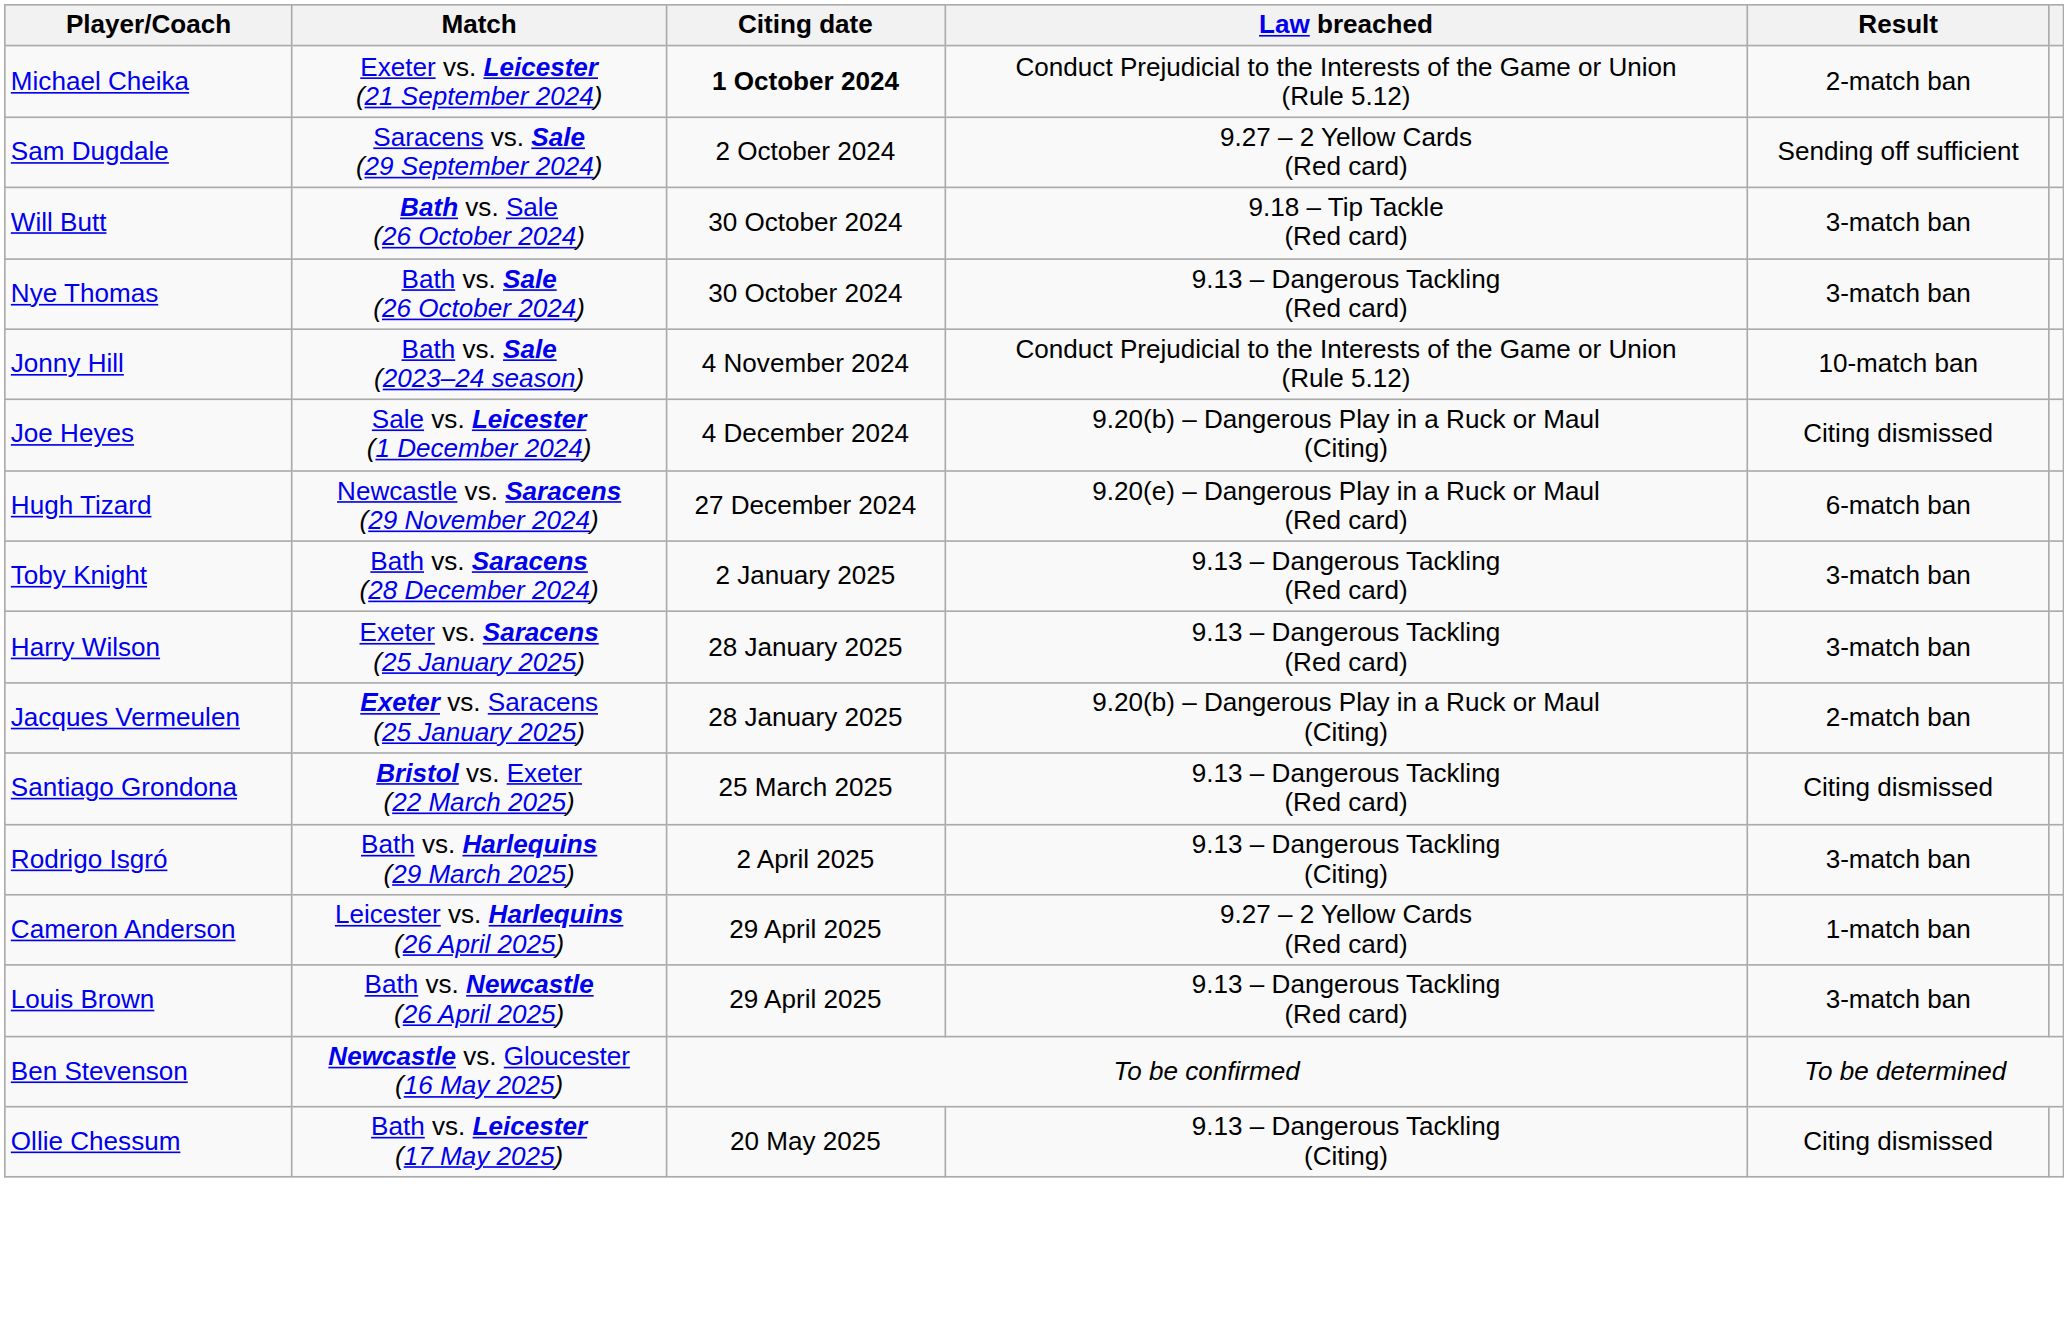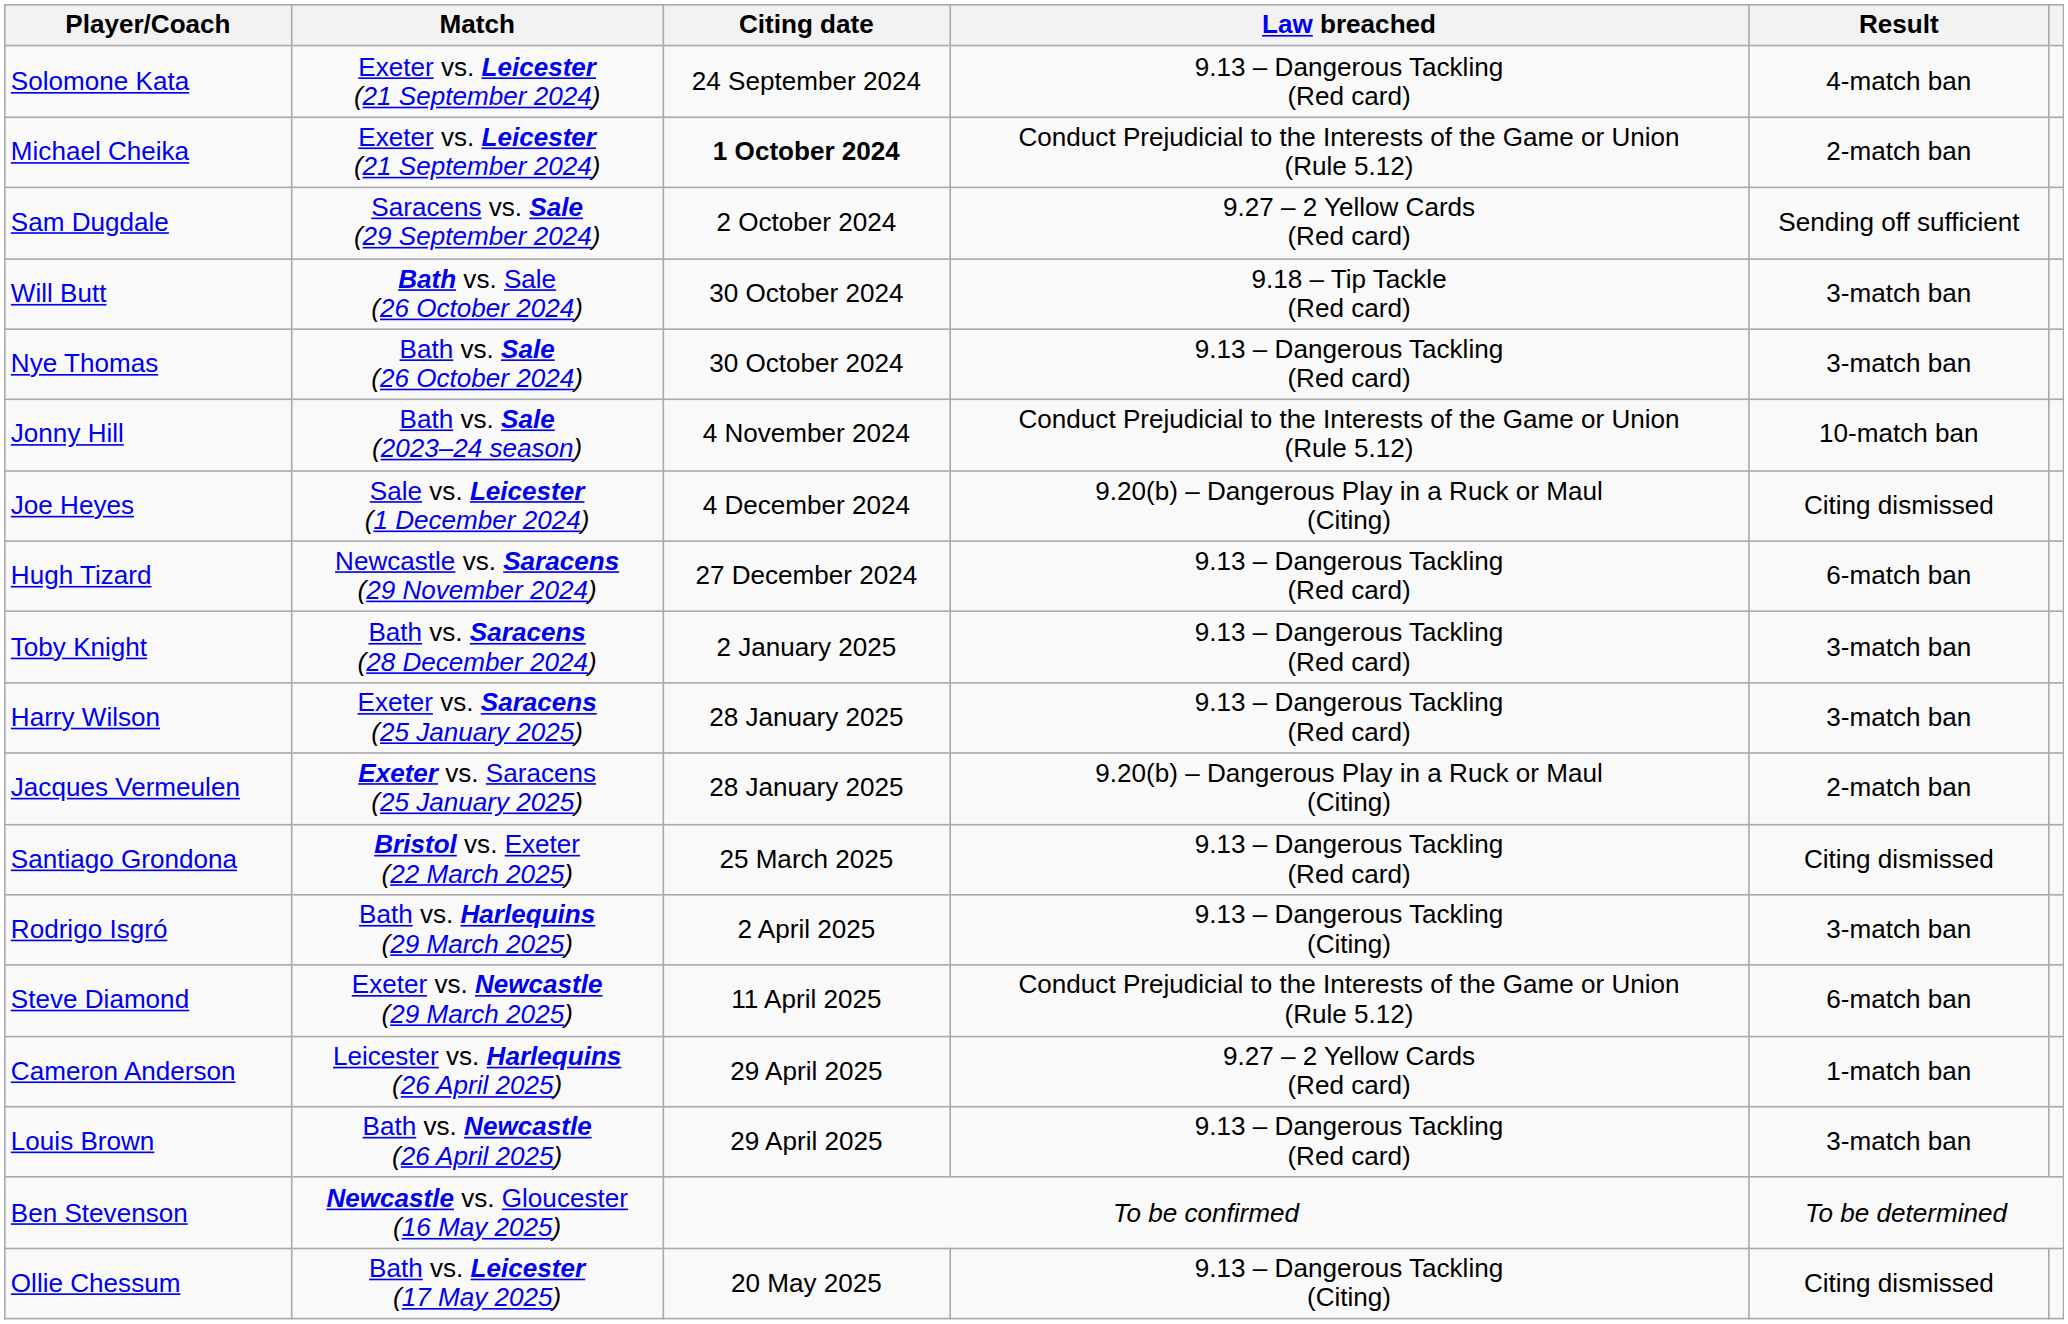+ row: (100, 81)
(1346, 505) 9.20(e) – Dangerous Play in a Ruck or Maul (Red card) -> (1349, 576) 9.13 – Dangerous Tackling (Red card)
+ row: (100, 1000)
